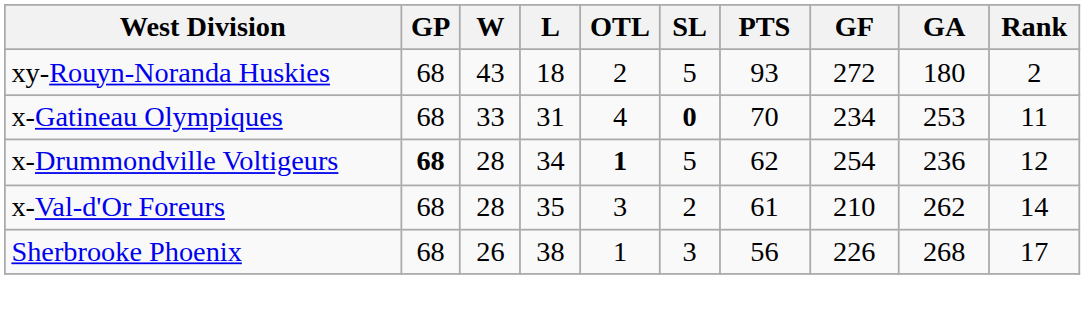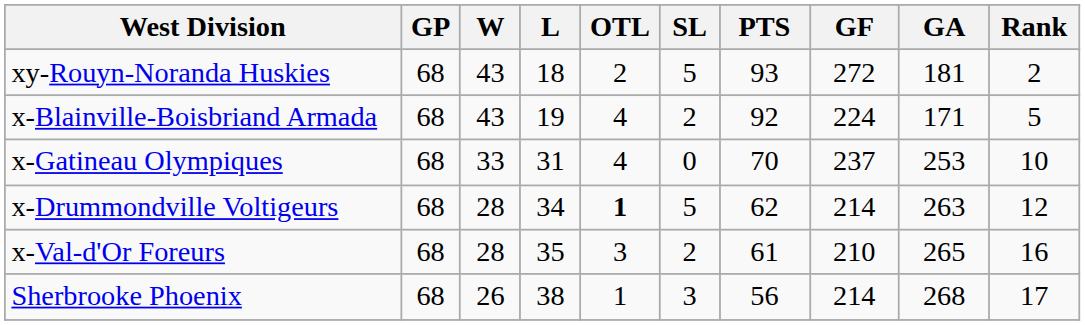(944, 71) 180 -> (944, 71) 181
+ row: (194, 116)
(689, 116) bold -> (689, 161) normal
(854, 116) 234 -> (854, 161) 237
(1034, 116) 11 -> (1034, 161) 10
(431, 161) bold -> (431, 206) normal
(854, 161) 254 -> (854, 206) 214
(944, 161) 236 -> (944, 206) 263
(944, 206) 262 -> (944, 251) 265
(1034, 206) 14 -> (1034, 251) 16
(854, 251) 226 -> (854, 296) 214
